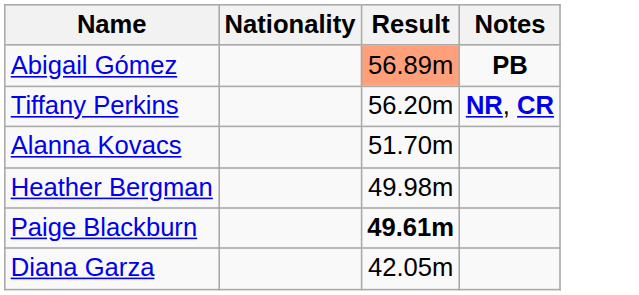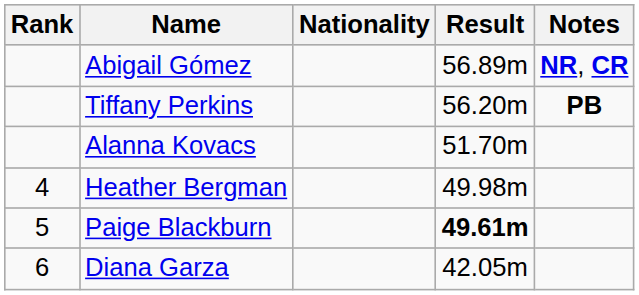+ column: (42, 24)
(411, 65) lightsalmon background -> (485, 65) no background
(510, 65) PB -> (584, 65) NR, CR
(510, 106) NR, CR -> (584, 106) PB
